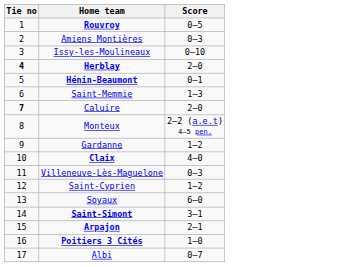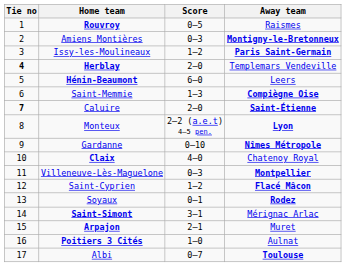+ column: (283, 11)
(195, 53) 0–10 -> (195, 53) 1–2
(195, 80) 0–1 -> (195, 80) 6–0
(195, 145) 1–2 -> (195, 145) 0–10
(195, 200) 6–0 -> (195, 200) 0–1
